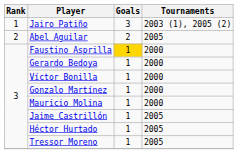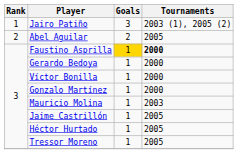(154, 50) normal -> (154, 50) bold
(154, 103) 2000 -> (154, 103) 2003
